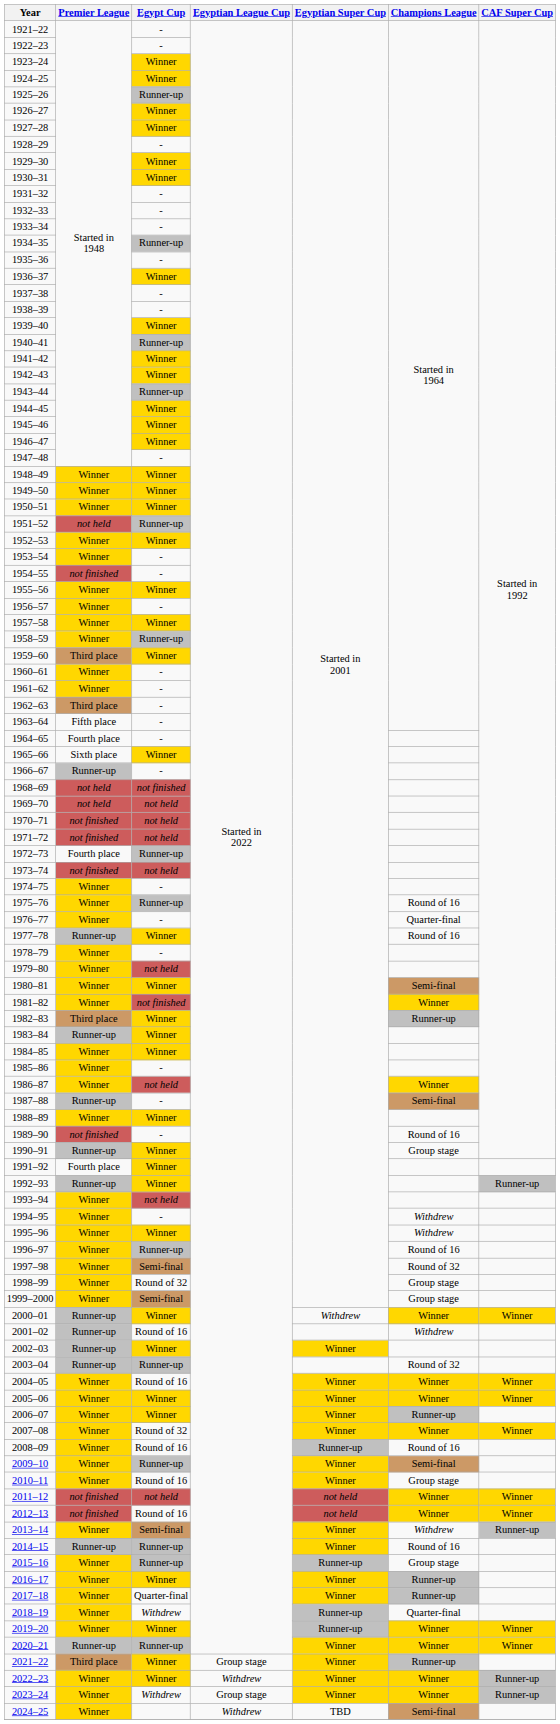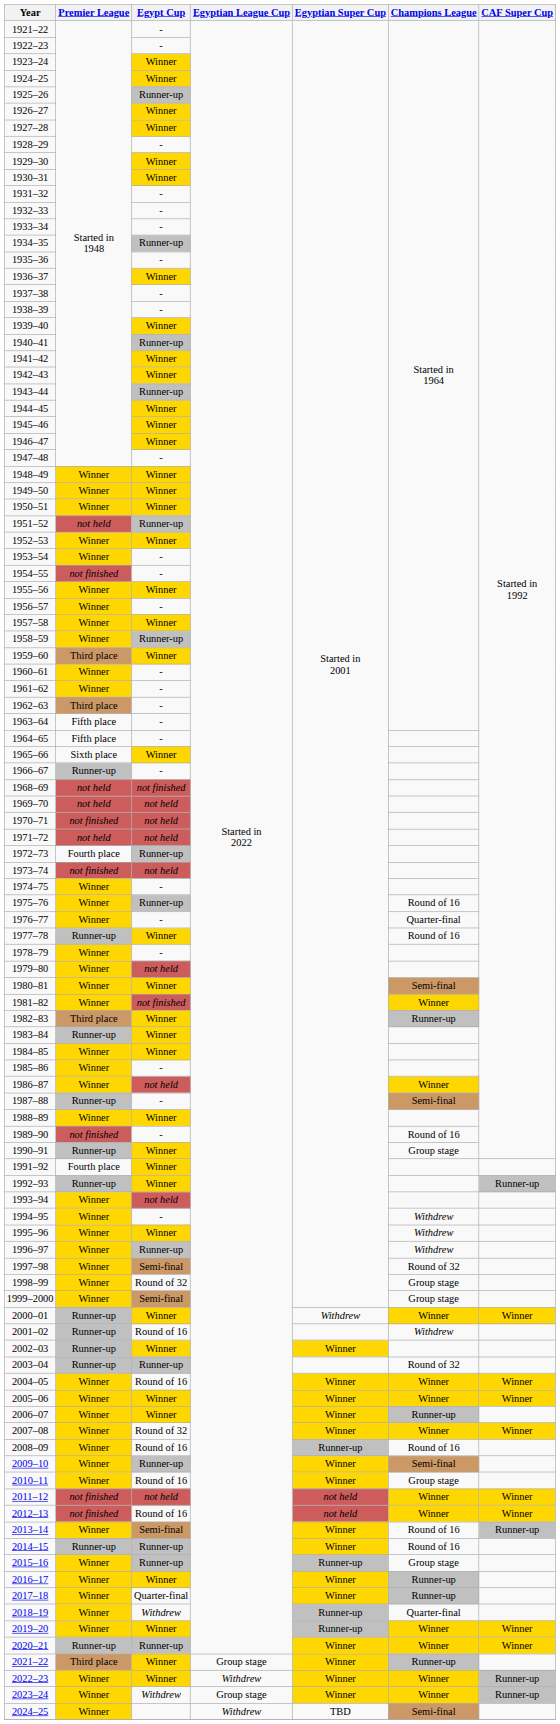(94, 738) Fourth place -> (94, 738) Fifth place
(94, 837) not finished -> (94, 837) not held
(434, 1249) Round of 16 -> (434, 1249) Withdrew
(434, 1530) Withdrew -> (434, 1530) Round of 16
